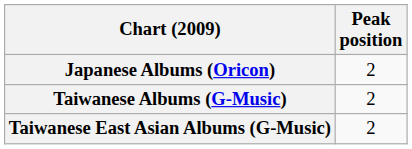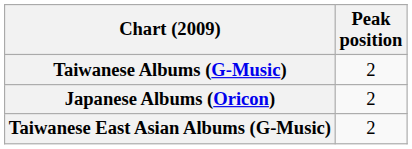rows swapped: (170, 69) <-> (170, 98)
